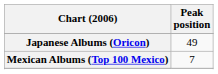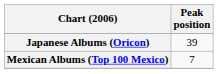(192, 42) 49 -> (192, 42) 39
